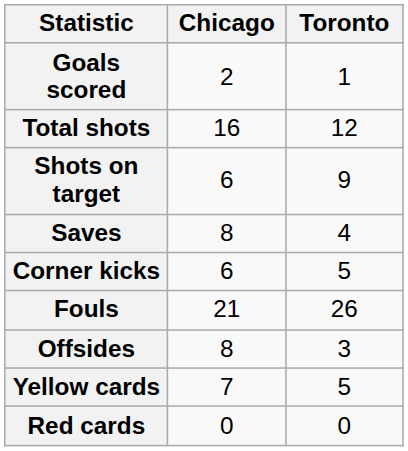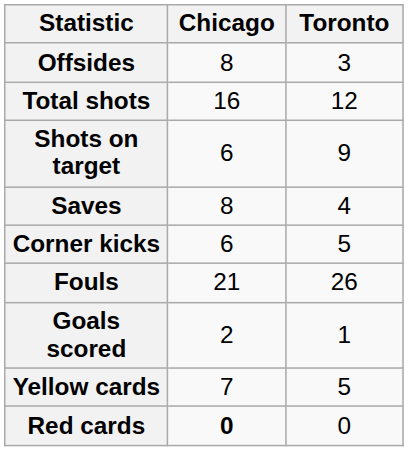rows swapped: (86, 76) <-> (86, 348)
(227, 425) normal -> (227, 425) bold
